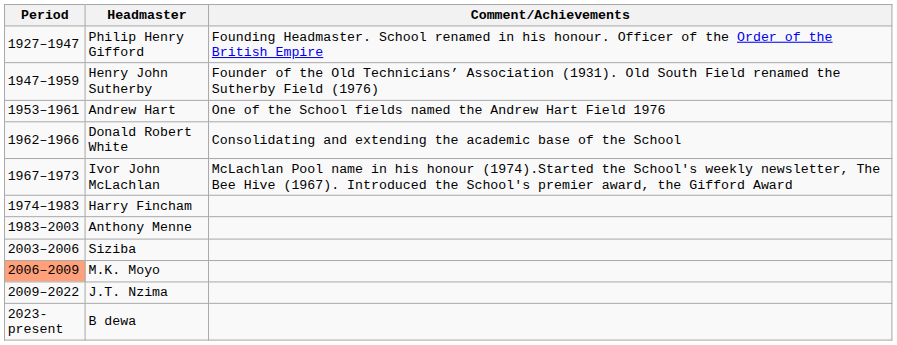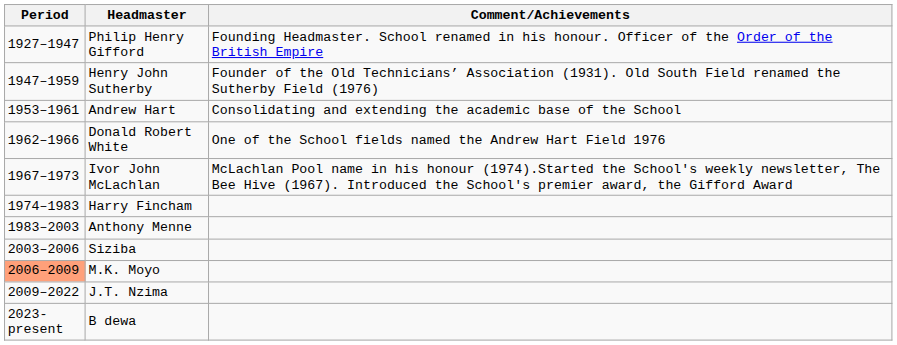(439, 111) One of the School fields named the Andrew Hart Field 1976 -> (447, 111) Consolidating and extending the academic base of the School
(447, 140) Consolidating and extending the academic base of the School -> (439, 140) One of the School fields named the Andrew Hart Field 1976
